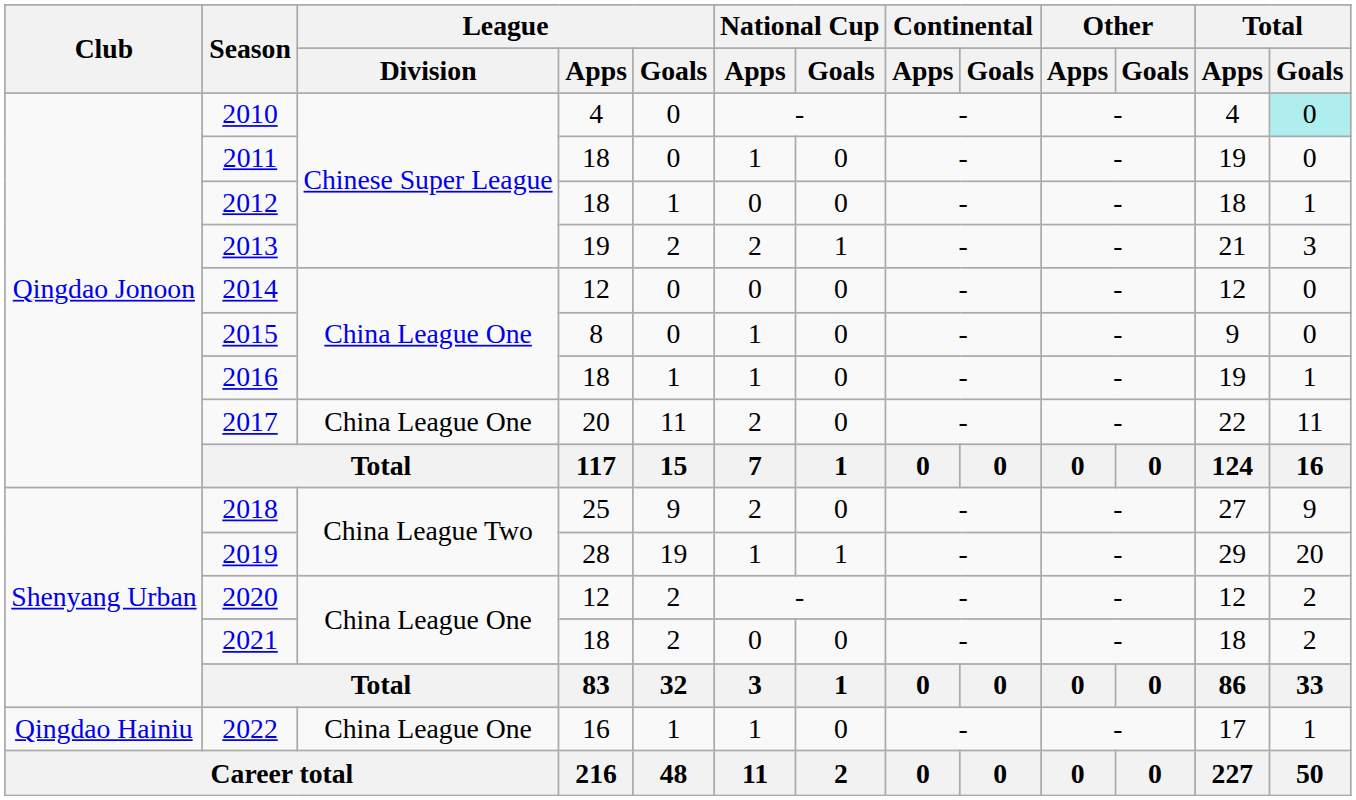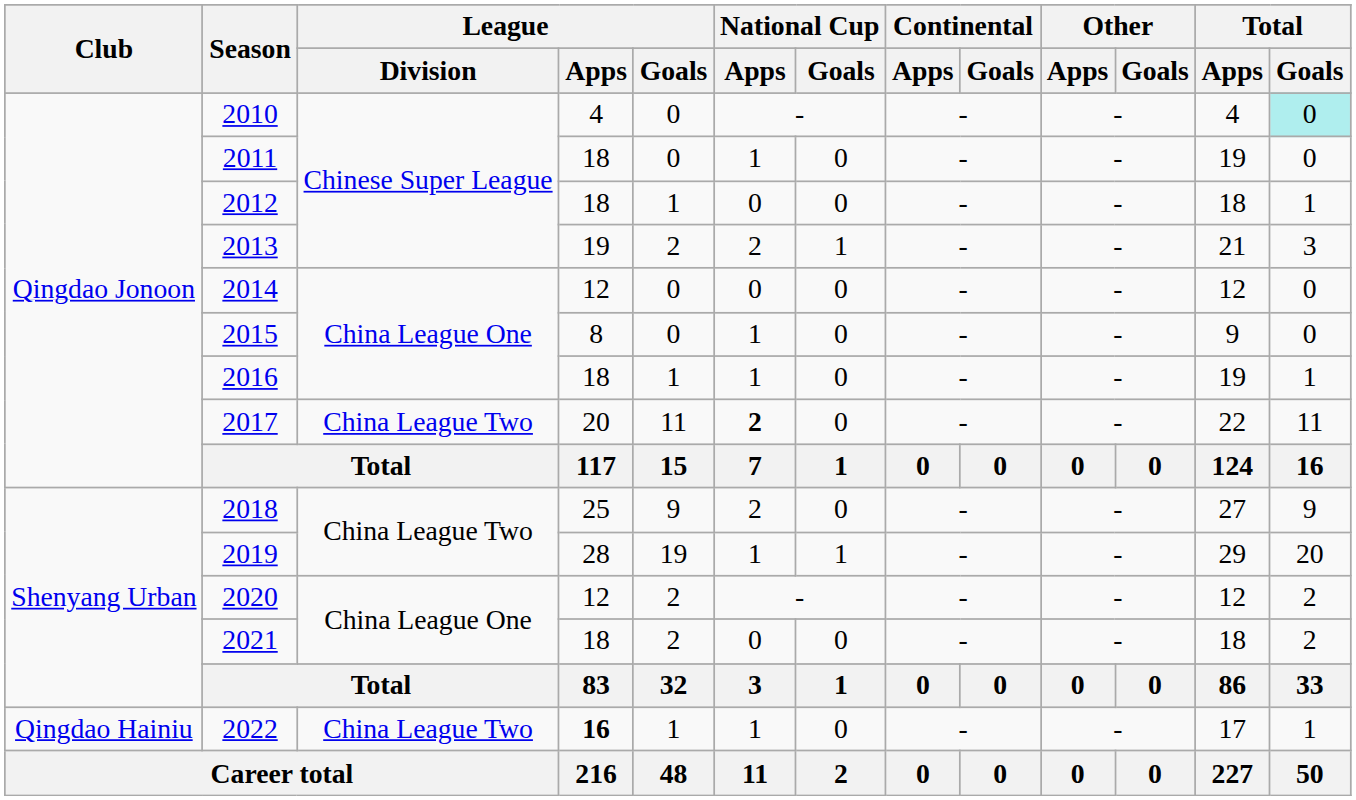(428, 421) China League One -> (428, 421) China League Two
(755, 421) normal -> (755, 421) bold
(428, 728) China League One -> (428, 728) China League Two
(596, 728) normal -> (596, 728) bold
